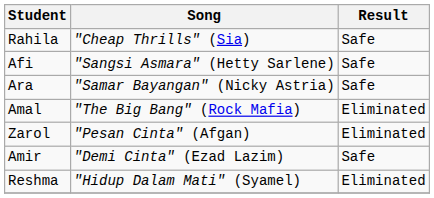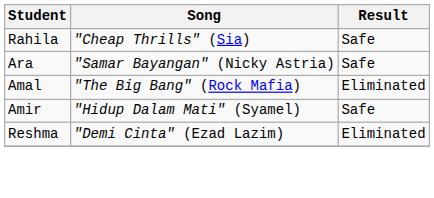- row: (21, 63)
- row: (29, 134)
(179, 158) "Demi Cinta" (Ezad Lazim) -> (187, 110) "Hidup Dalam Mati" (Syamel)
(187, 181) "Hidup Dalam Mati" (Syamel) -> (179, 134) "Demi Cinta" (Ezad Lazim)
